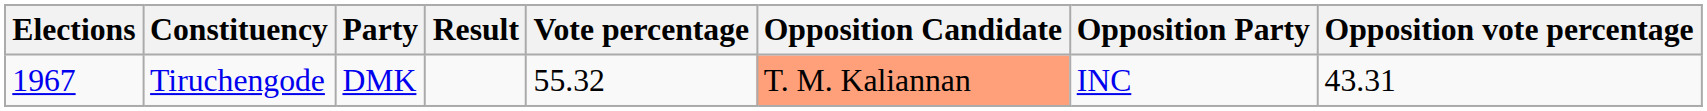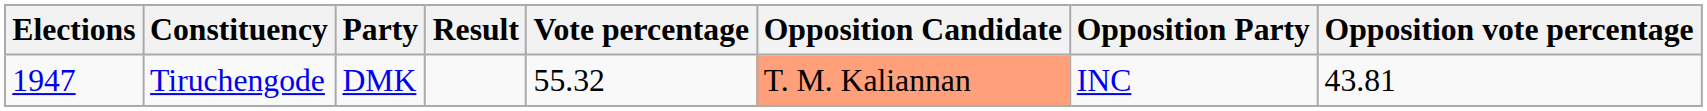(44, 79) 1967 -> (44, 79) 1947
(1360, 79) 43.31 -> (1360, 79) 43.81
